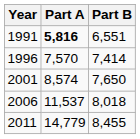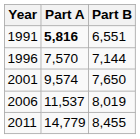(109, 58) 7,414 -> (109, 58) 7,144
(61, 79) 8,574 -> (61, 79) 9,574
(109, 101) 8,018 -> (109, 101) 8,019
